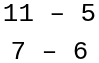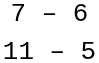rows swapped: (49, 14) <-> (49, 52)
